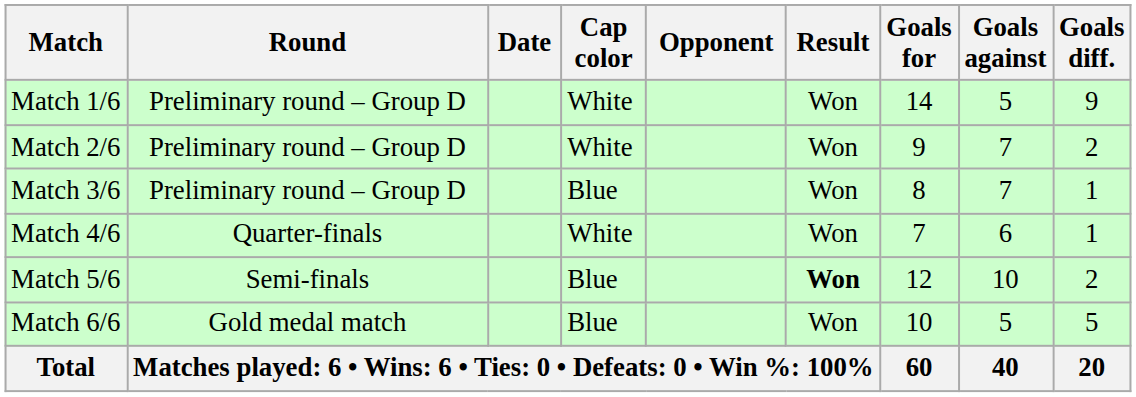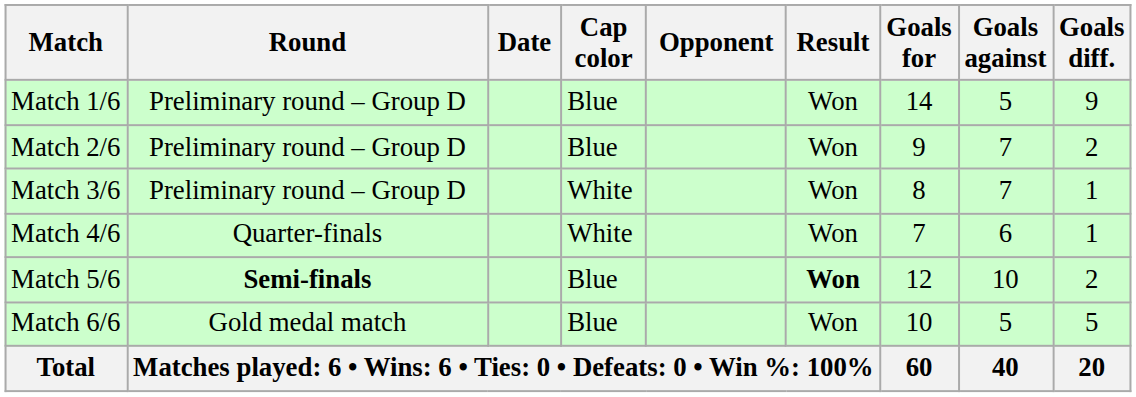(600, 101) White -> (592, 101) Blue
(600, 146) White -> (592, 146) Blue
(592, 190) Blue -> (600, 190) White
(307, 278) normal -> (307, 278) bold
